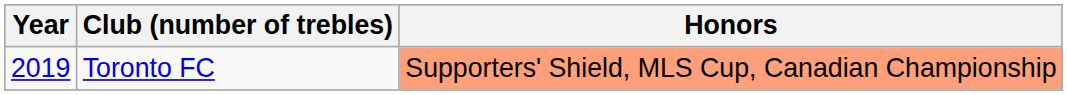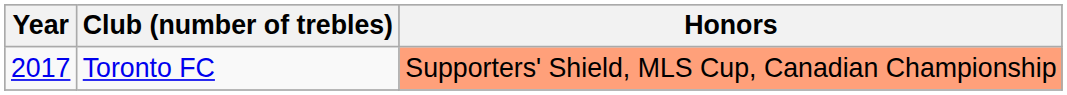(41, 68) 2019 -> (41, 68) 2017
